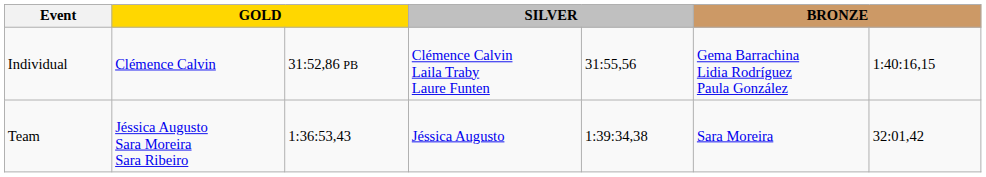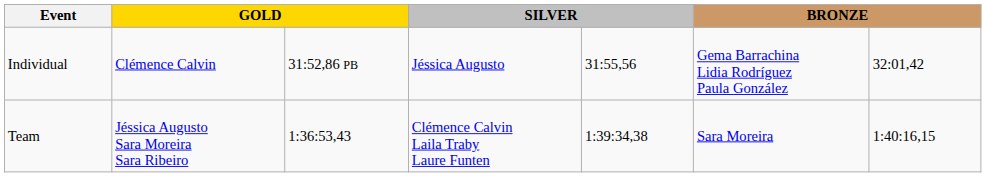(462, 71) Clémence Calvin Laila Traby Laure Funten -> (458, 63) Jéssica Augusto
(904, 63) 1:40:16,15 -> (898, 63) 32:01,42
(458, 135) Jéssica Augusto -> (462, 144) Clémence Calvin Laila Traby Laure Funten
(898, 135) 32:01,42 -> (904, 135) 1:40:16,15
